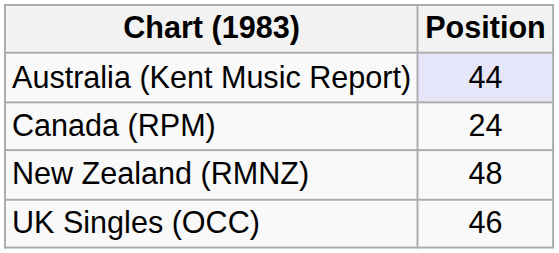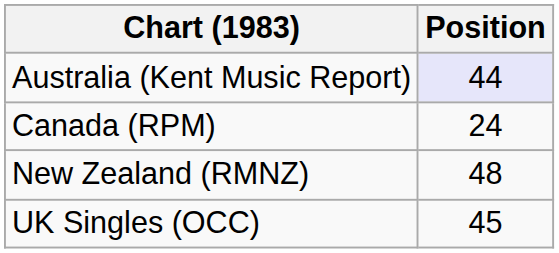(485, 222) 46 -> (485, 222) 45
